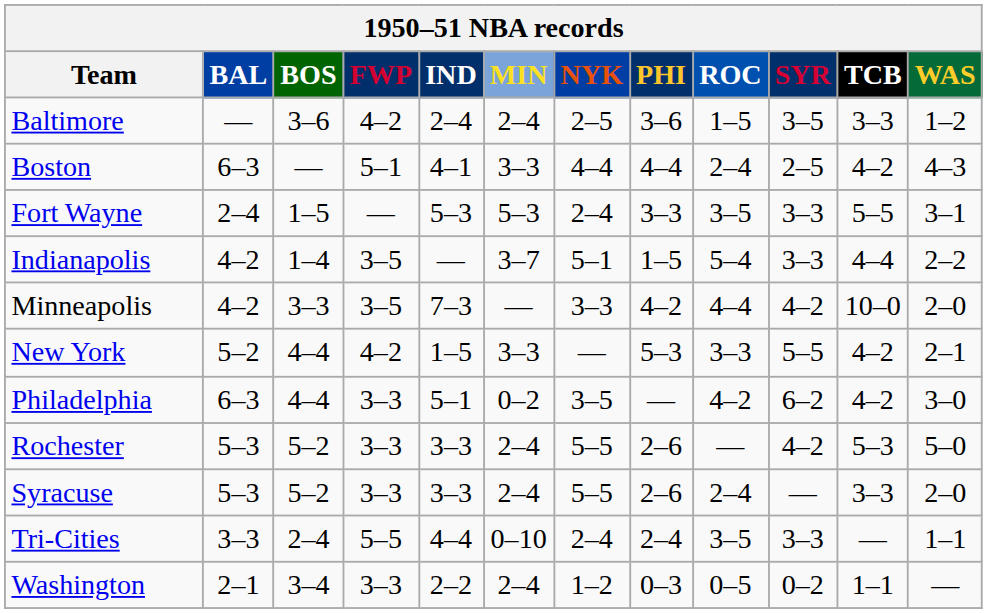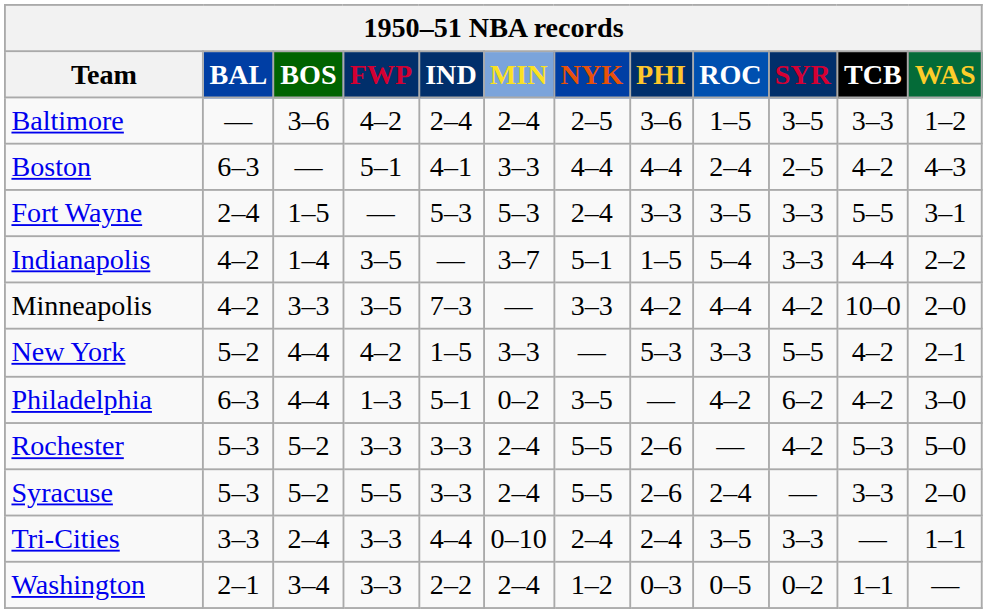(381, 398) 3–3 -> (381, 398) 1–3
(381, 491) 3–3 -> (381, 491) 5–5
(381, 537) 5–5 -> (381, 537) 3–3
